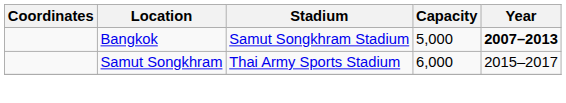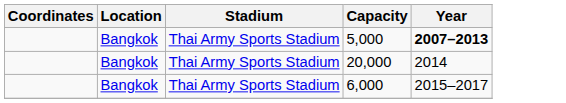(319, 39) Samut Songkhram Stadium -> (254, 39) Thai Army Sports Stadium
+ row: (369, 62)
(161, 62) Samut Songkhram -> (129, 86) Bangkok
